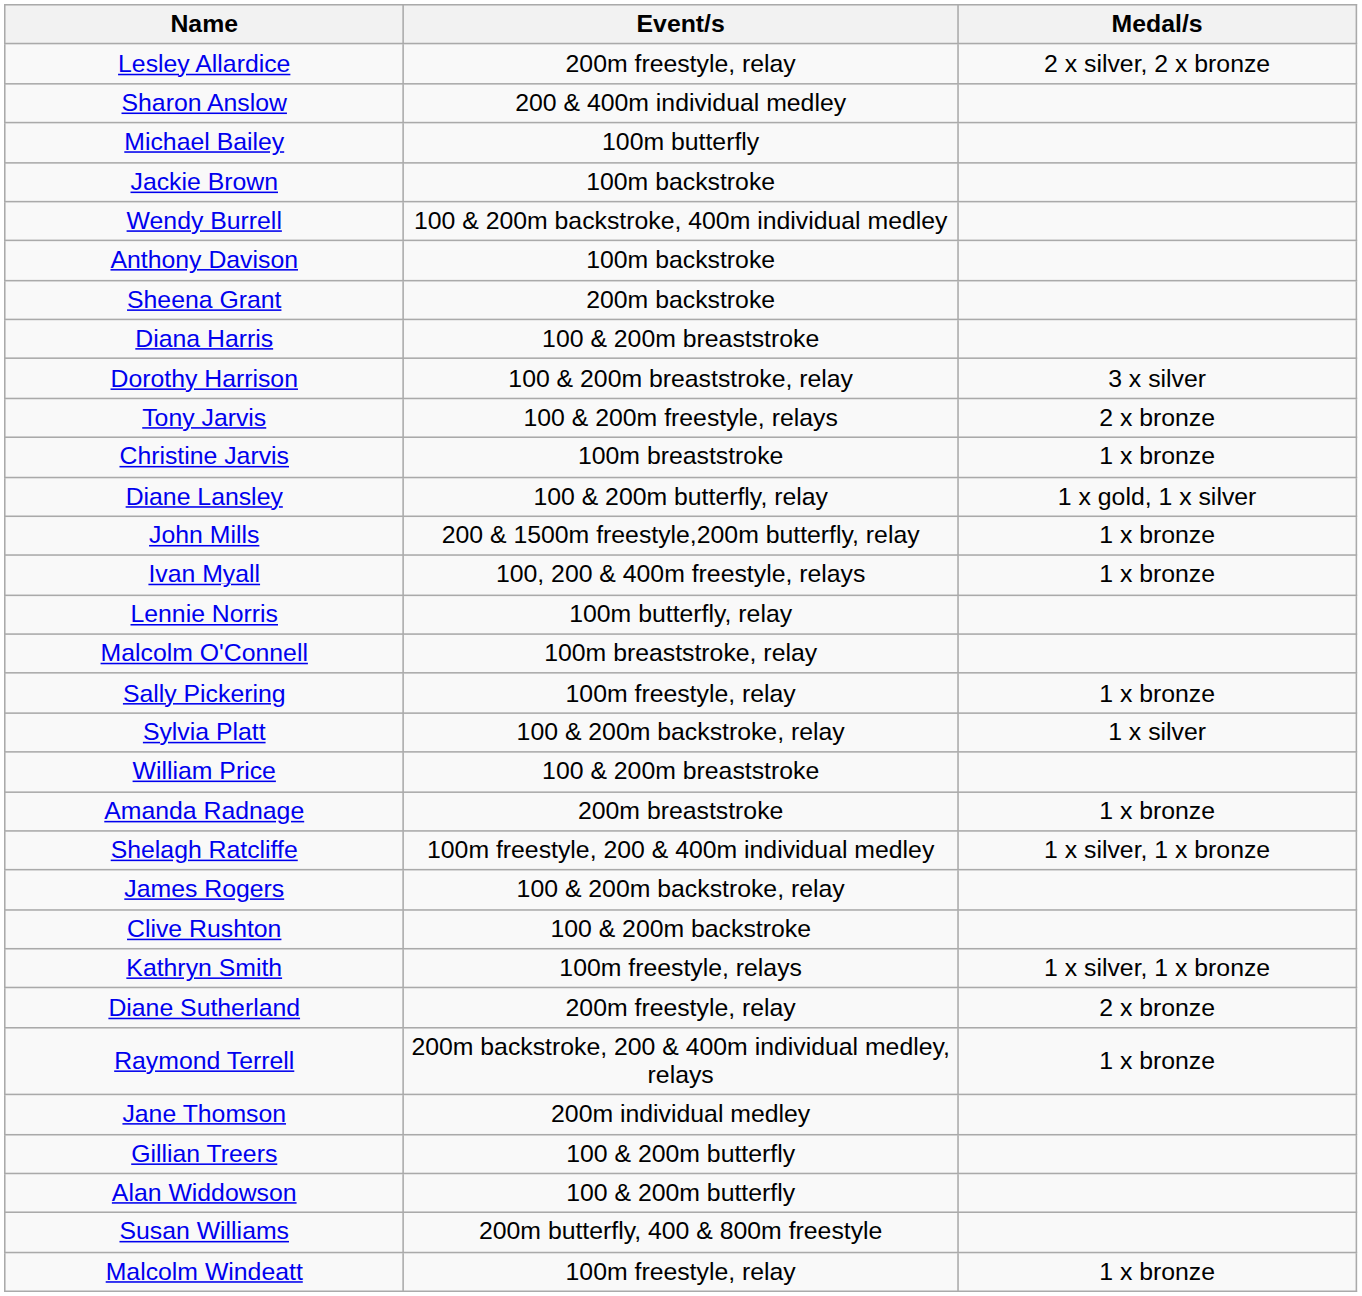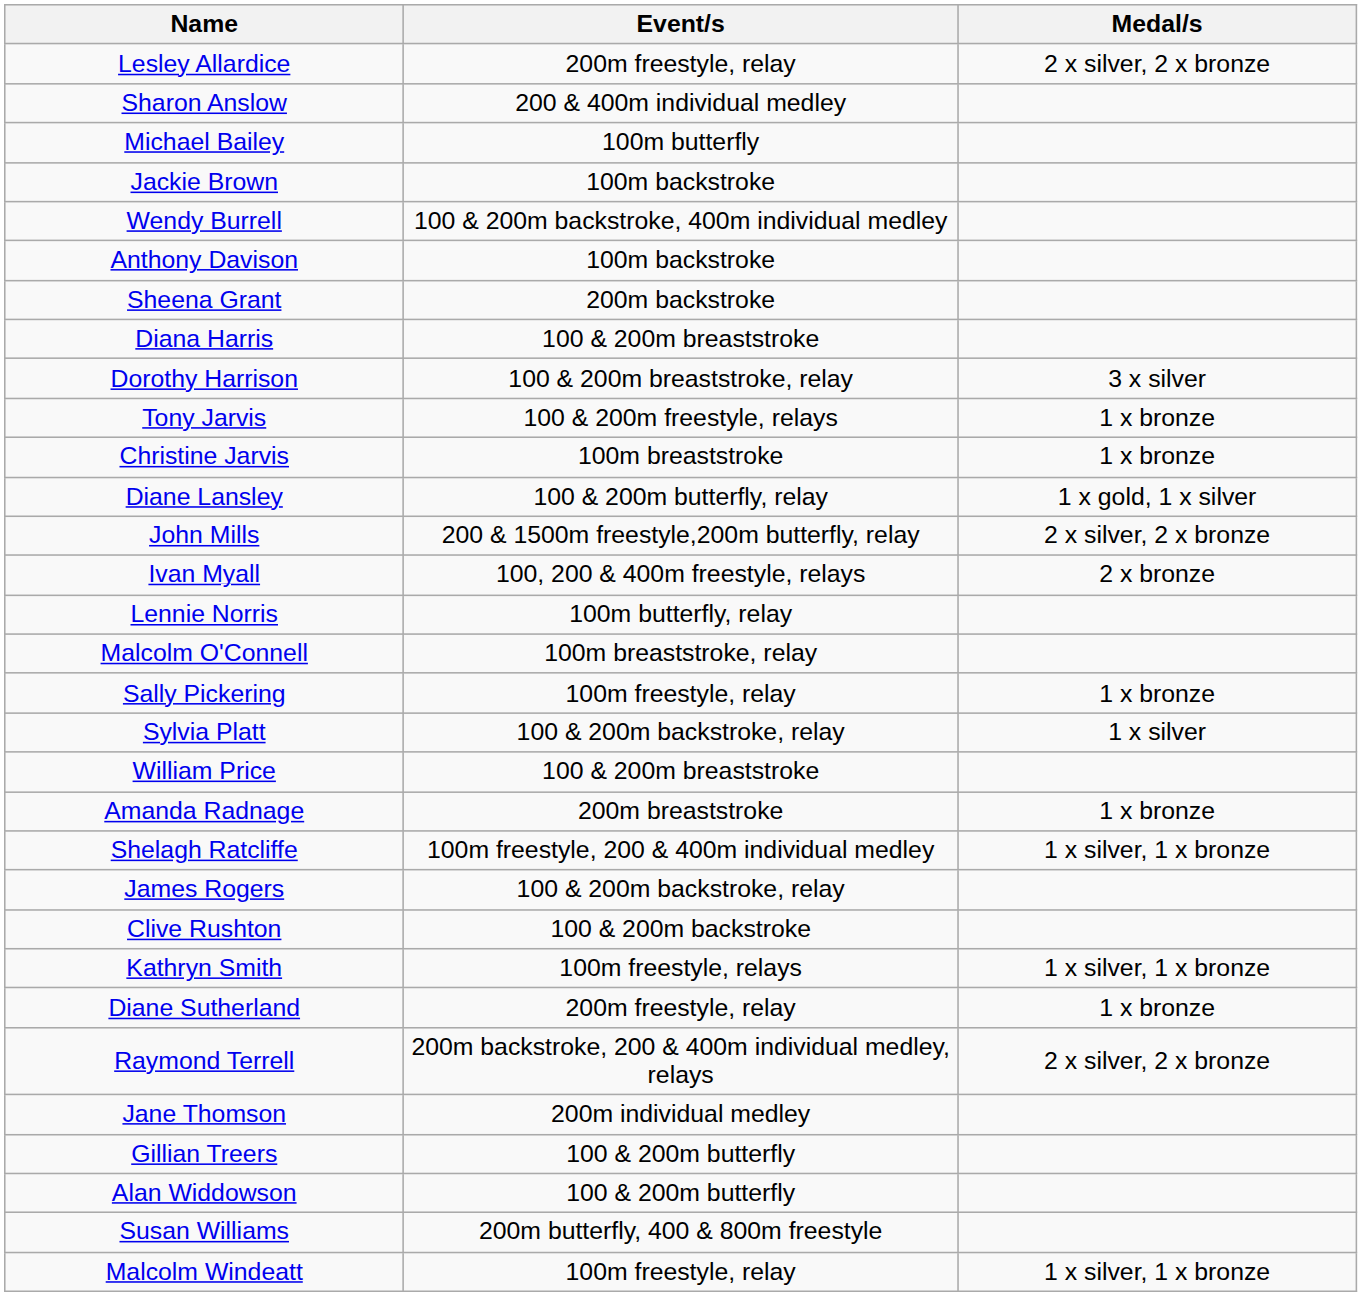(1157, 417) 2 x bronze -> (1157, 417) 1 x bronze
(1157, 535) 1 x bronze -> (1157, 535) 2 x silver, 2 x bronze
(1157, 574) 1 x bronze -> (1157, 574) 2 x bronze
(1157, 1007) 2 x bronze -> (1157, 1007) 1 x bronze
(1157, 1060) 1 x bronze -> (1157, 1060) 2 x silver, 2 x bronze
(1157, 1271) 1 x bronze -> (1157, 1271) 1 x silver, 1 x bronze
